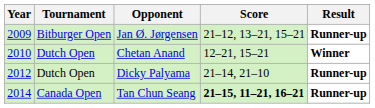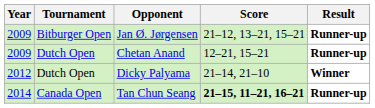(19, 54) 2010 -> (19, 54) 2009
(330, 54) Winner -> (339, 54) Runner-up
(339, 73) Runner-up -> (330, 73) Winner
